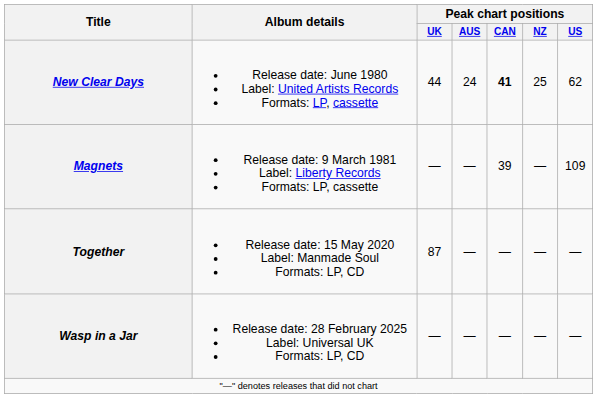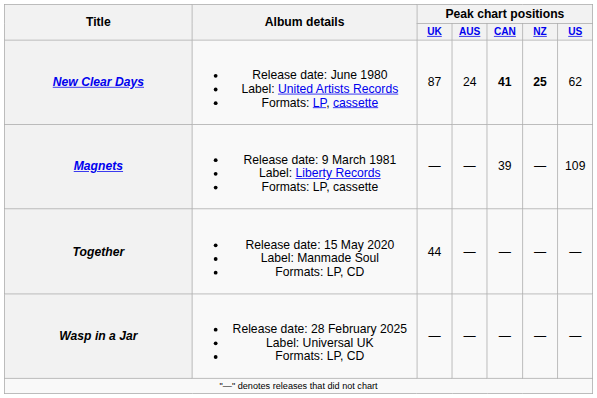(434, 82) 44 -> (434, 82) 87
(540, 82) normal -> (540, 82) bold
(434, 251) 87 -> (434, 251) 44
